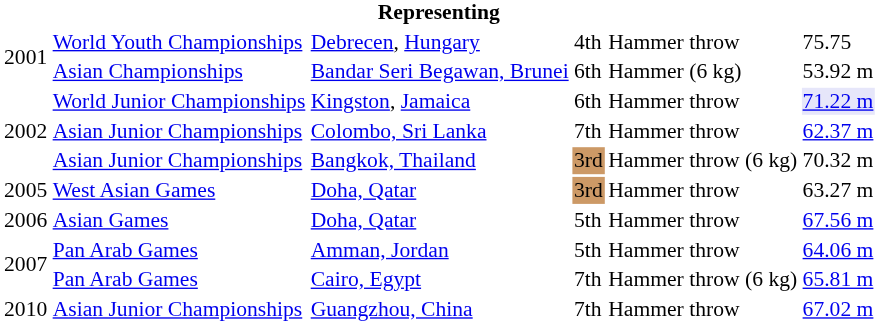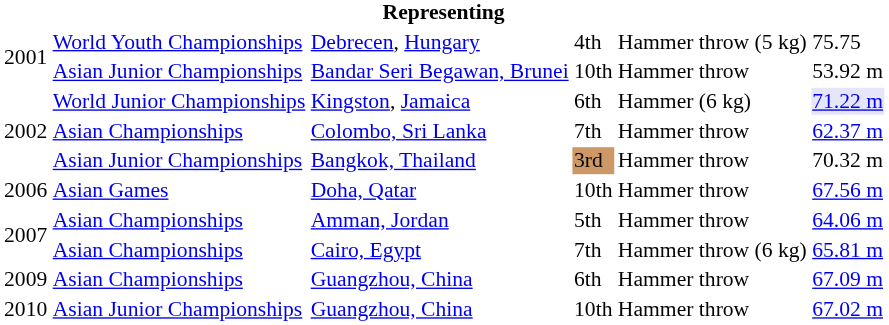(674, 41) Hammer throw -> (712, 41) Hammer throw (5 kg)
(148, 71) Asian Championships -> (177, 71) Asian Junior Championships
(588, 71) 6th -> (593, 71) 10th
(675, 71) Hammer (6 kg) -> (684, 71) Hammer throw
(674, 101) Hammer throw -> (684, 101) Hammer (6 kg)
(177, 130) Asian Junior Championships -> (148, 130) Asian Championships
(703, 160) Hammer throw (6 kg) -> (684, 160) Hammer throw
- row: (26, 190)
(588, 219) 5th -> (593, 190) 10th
(125, 249) Pan Arab Games -> (148, 219) Asian Championships
(125, 279) Pan Arab Games -> (148, 249) Asian Championships
+ row: (26, 279)
(588, 309) 7th -> (593, 309) 10th
